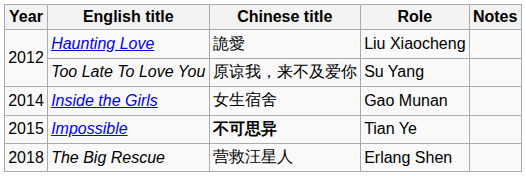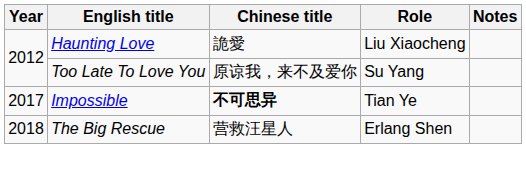- row: (105, 100)
(26, 129) 2015 -> (26, 100) 2017
